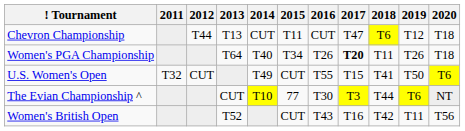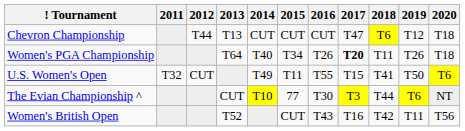(293, 35) T11 -> (293, 35) CUT
(293, 75) CUT -> (293, 75) T11
